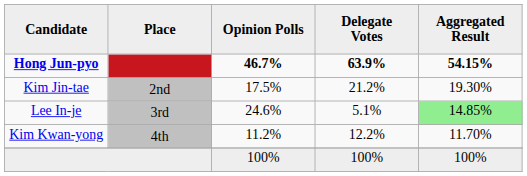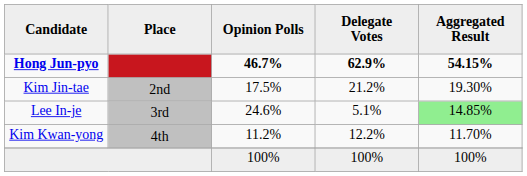(367, 64) 63.9% -> (367, 64) 62.9%
